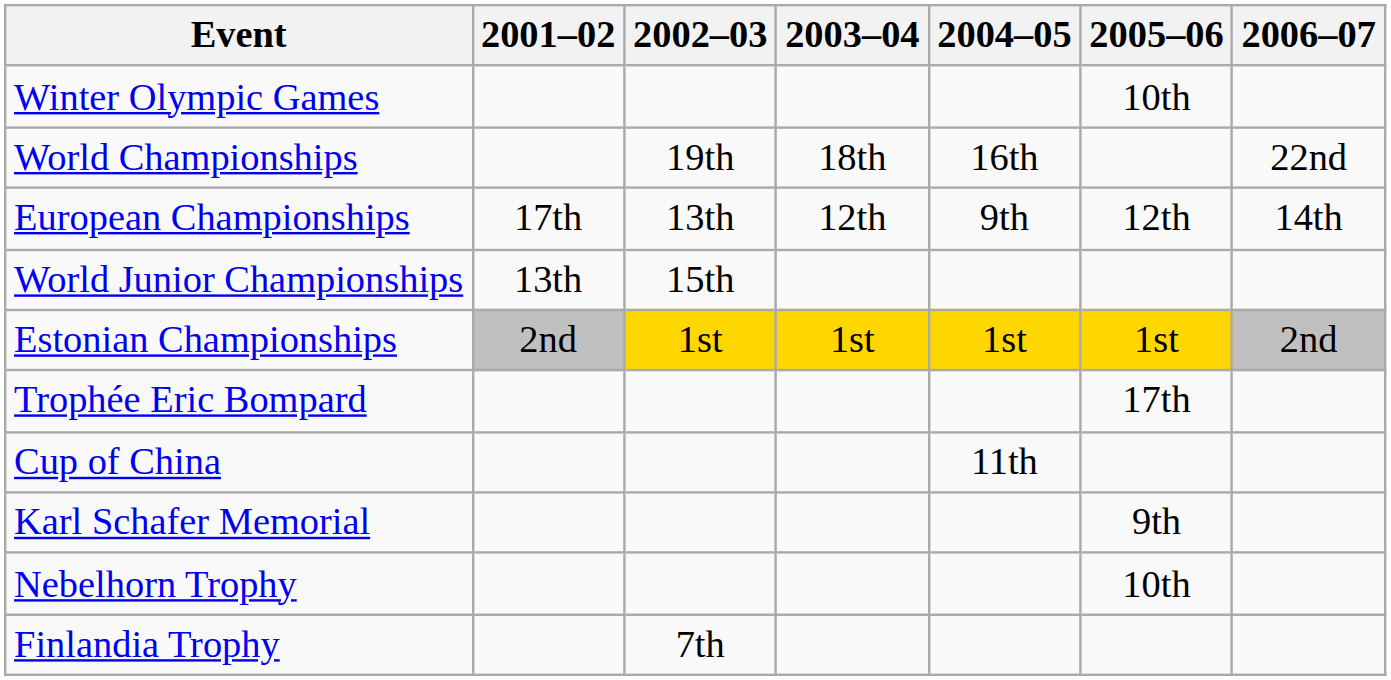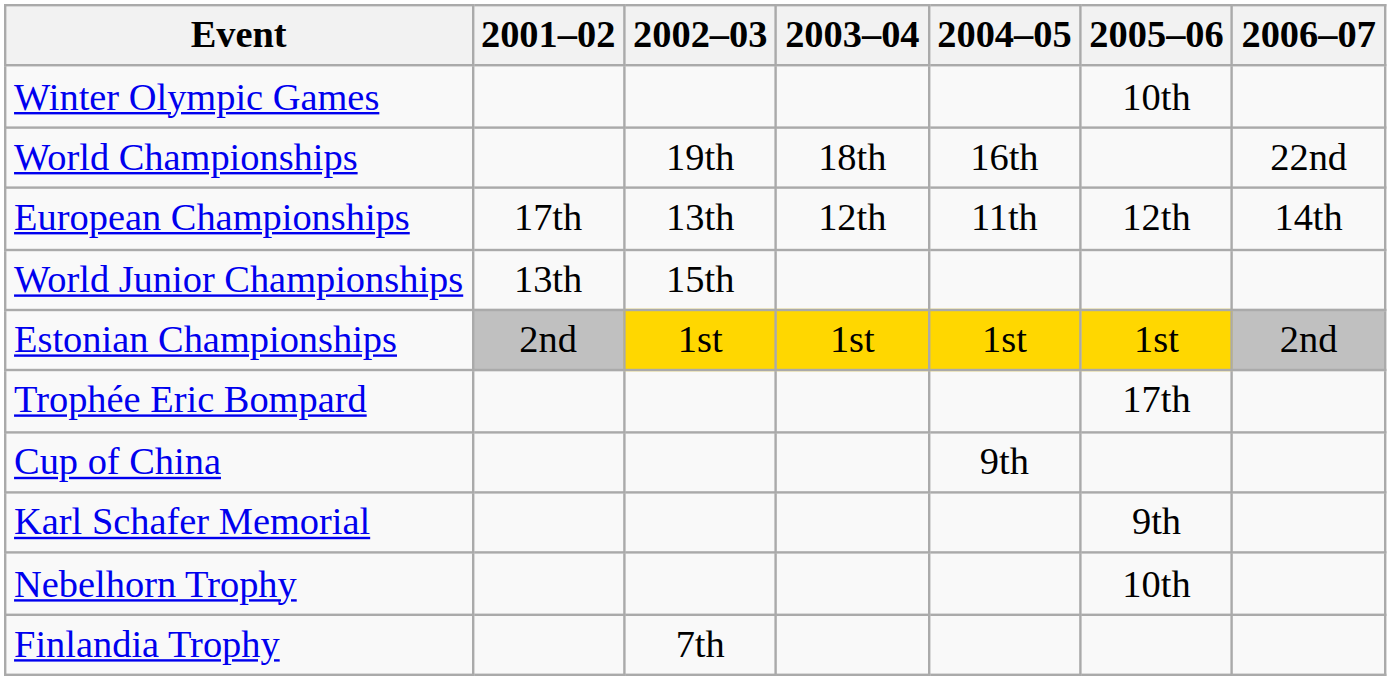(1004, 217) 9th -> (1004, 217) 11th
(1004, 461) 11th -> (1004, 461) 9th
